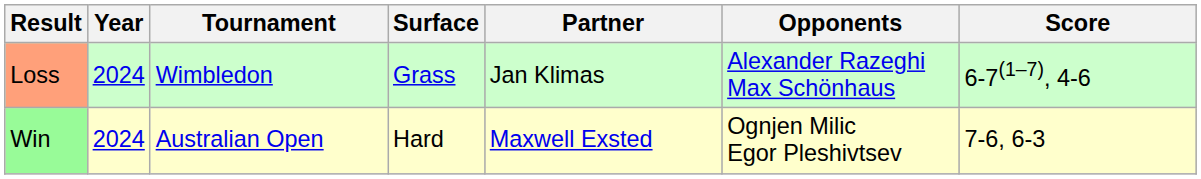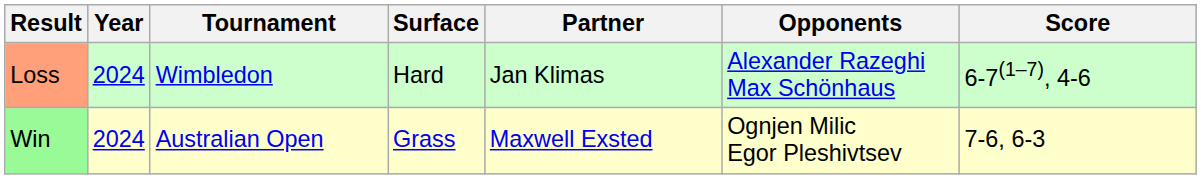(424, 74) Grass -> (418, 74) Hard
(418, 139) Hard -> (424, 139) Grass
